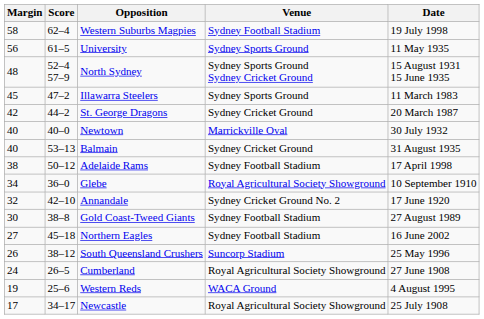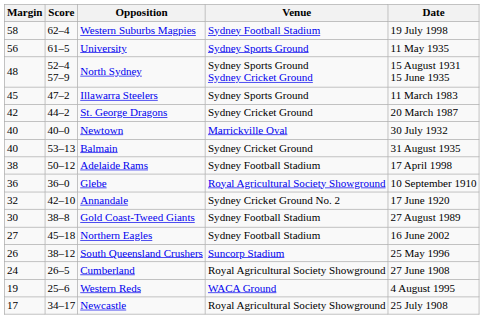(12, 183) 34 -> (12, 183) 36
